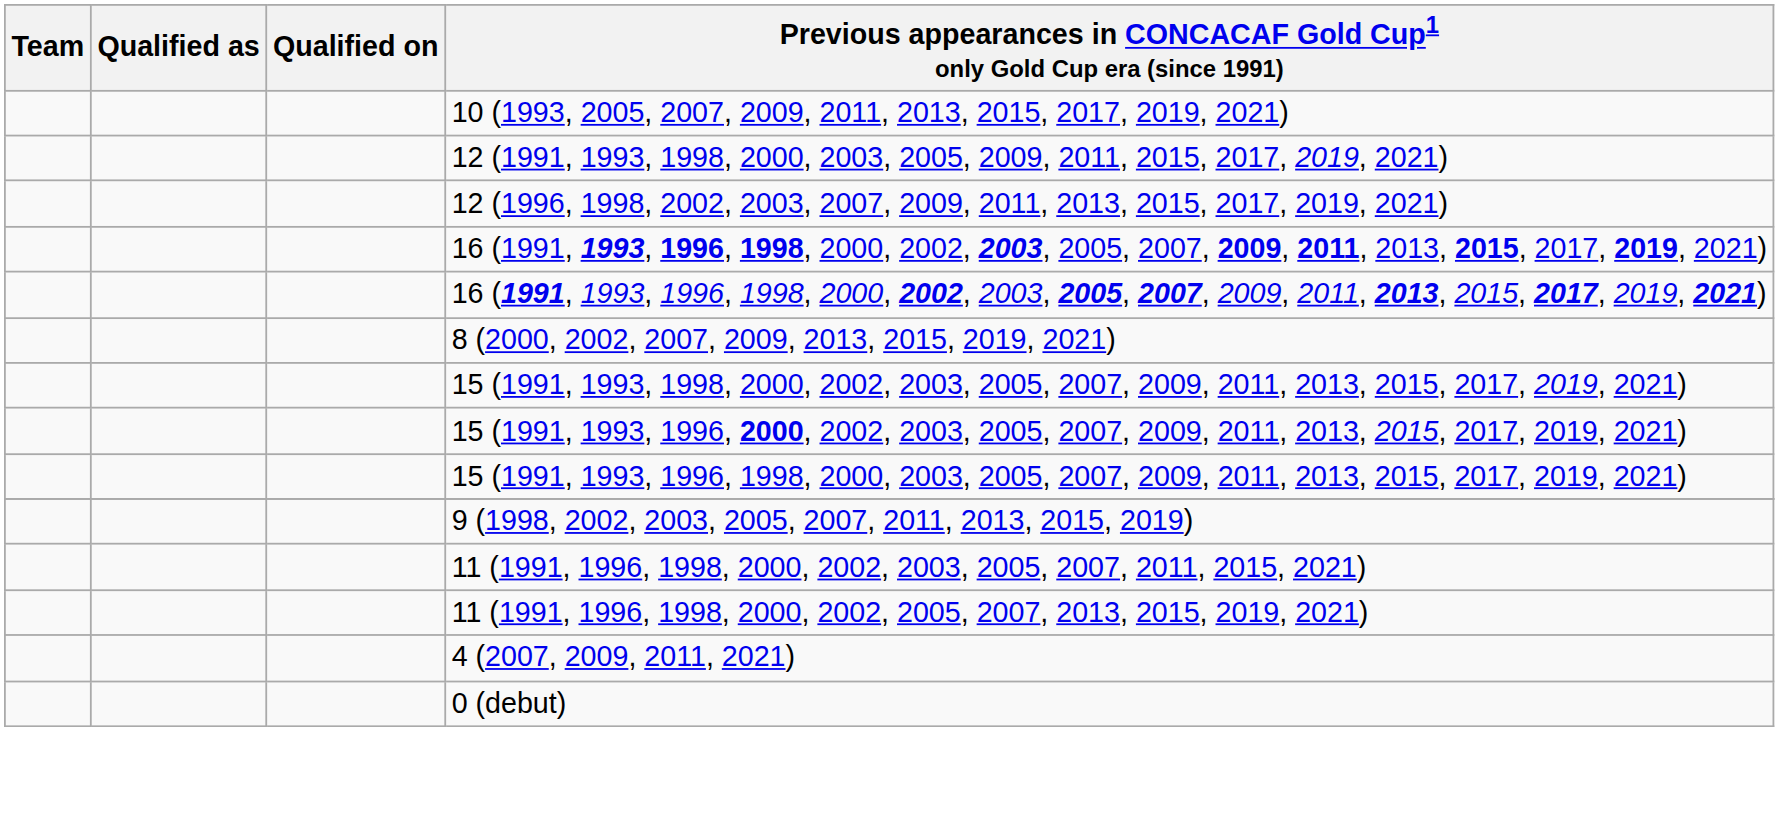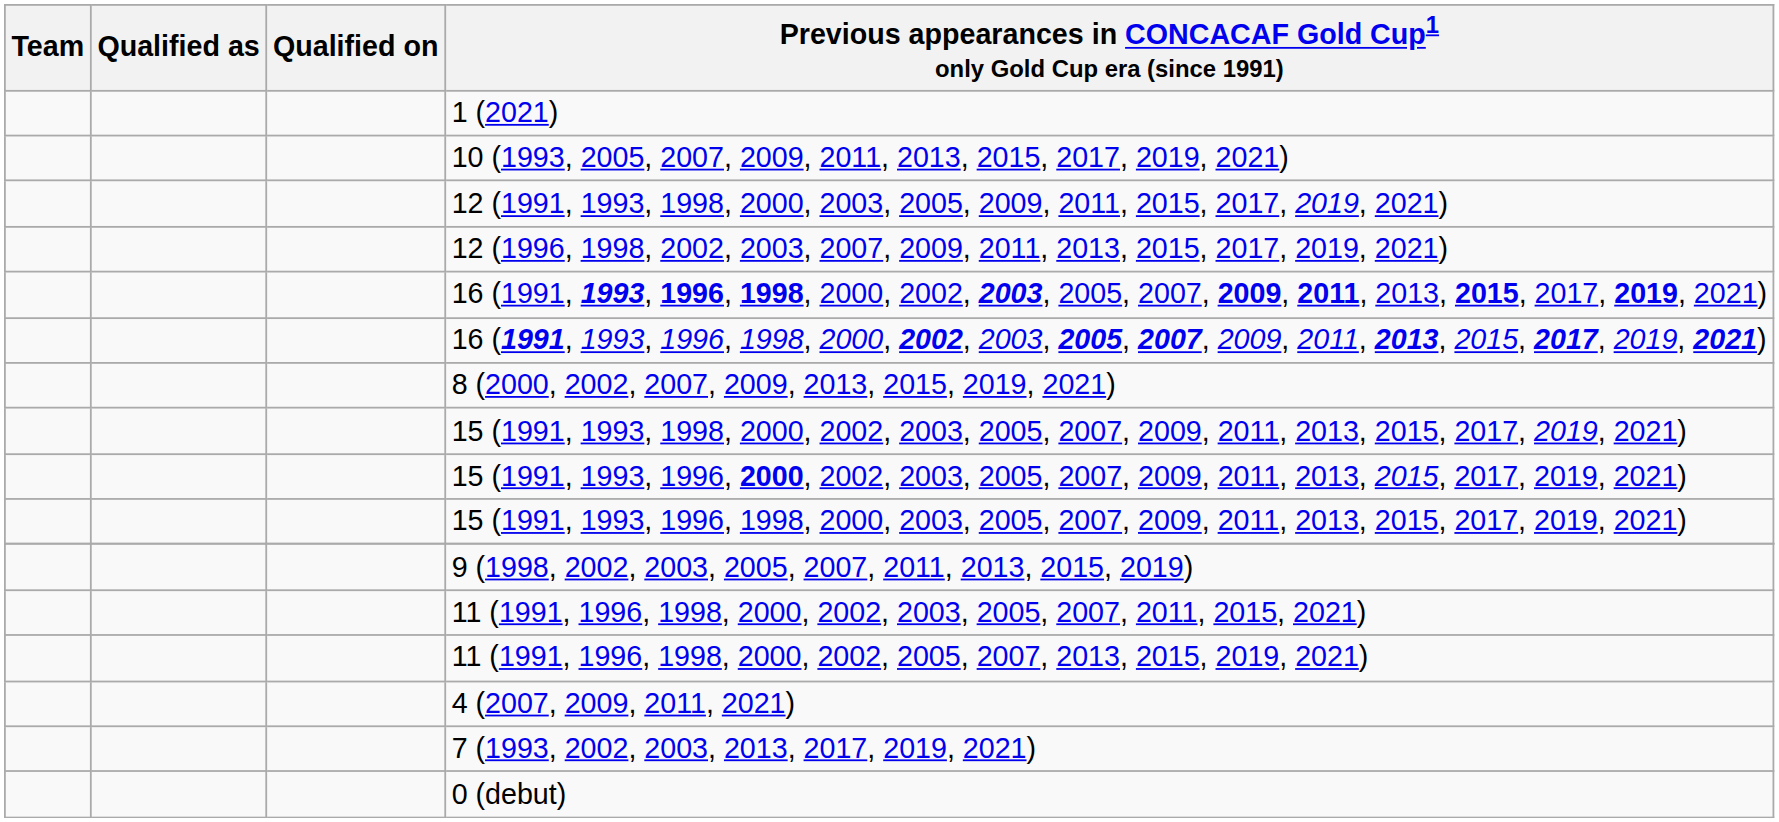+ row: (48, 113)
+ row: (48, 749)
